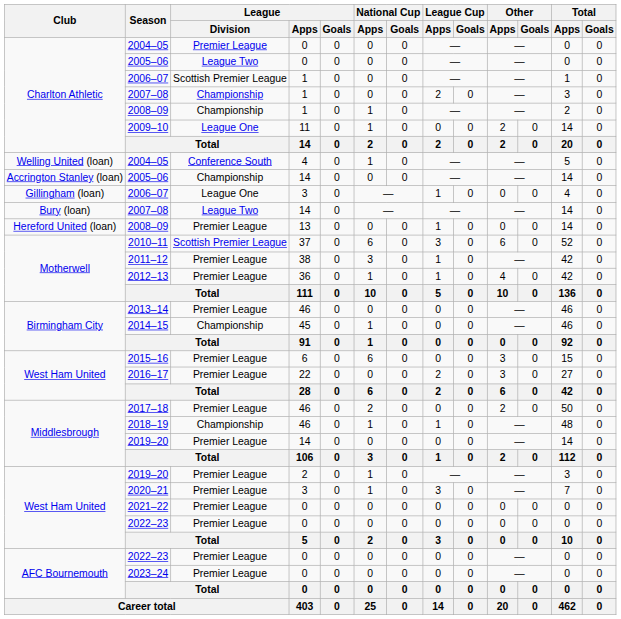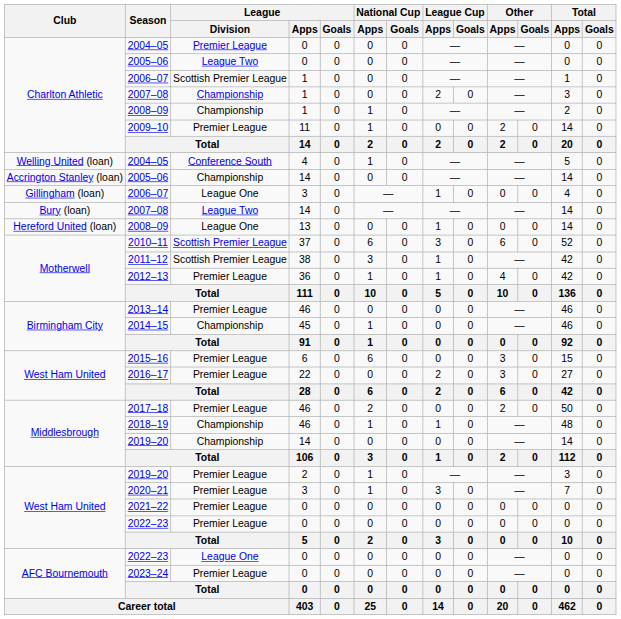(230, 128) League One -> (230, 128) Premier League
(230, 227) Premier League -> (230, 227) League One
(230, 260) Premier League -> (230, 260) Scottish Premier League
(230, 441) Premier League -> (230, 441) Championship
(230, 557) Premier League -> (230, 557) League One
